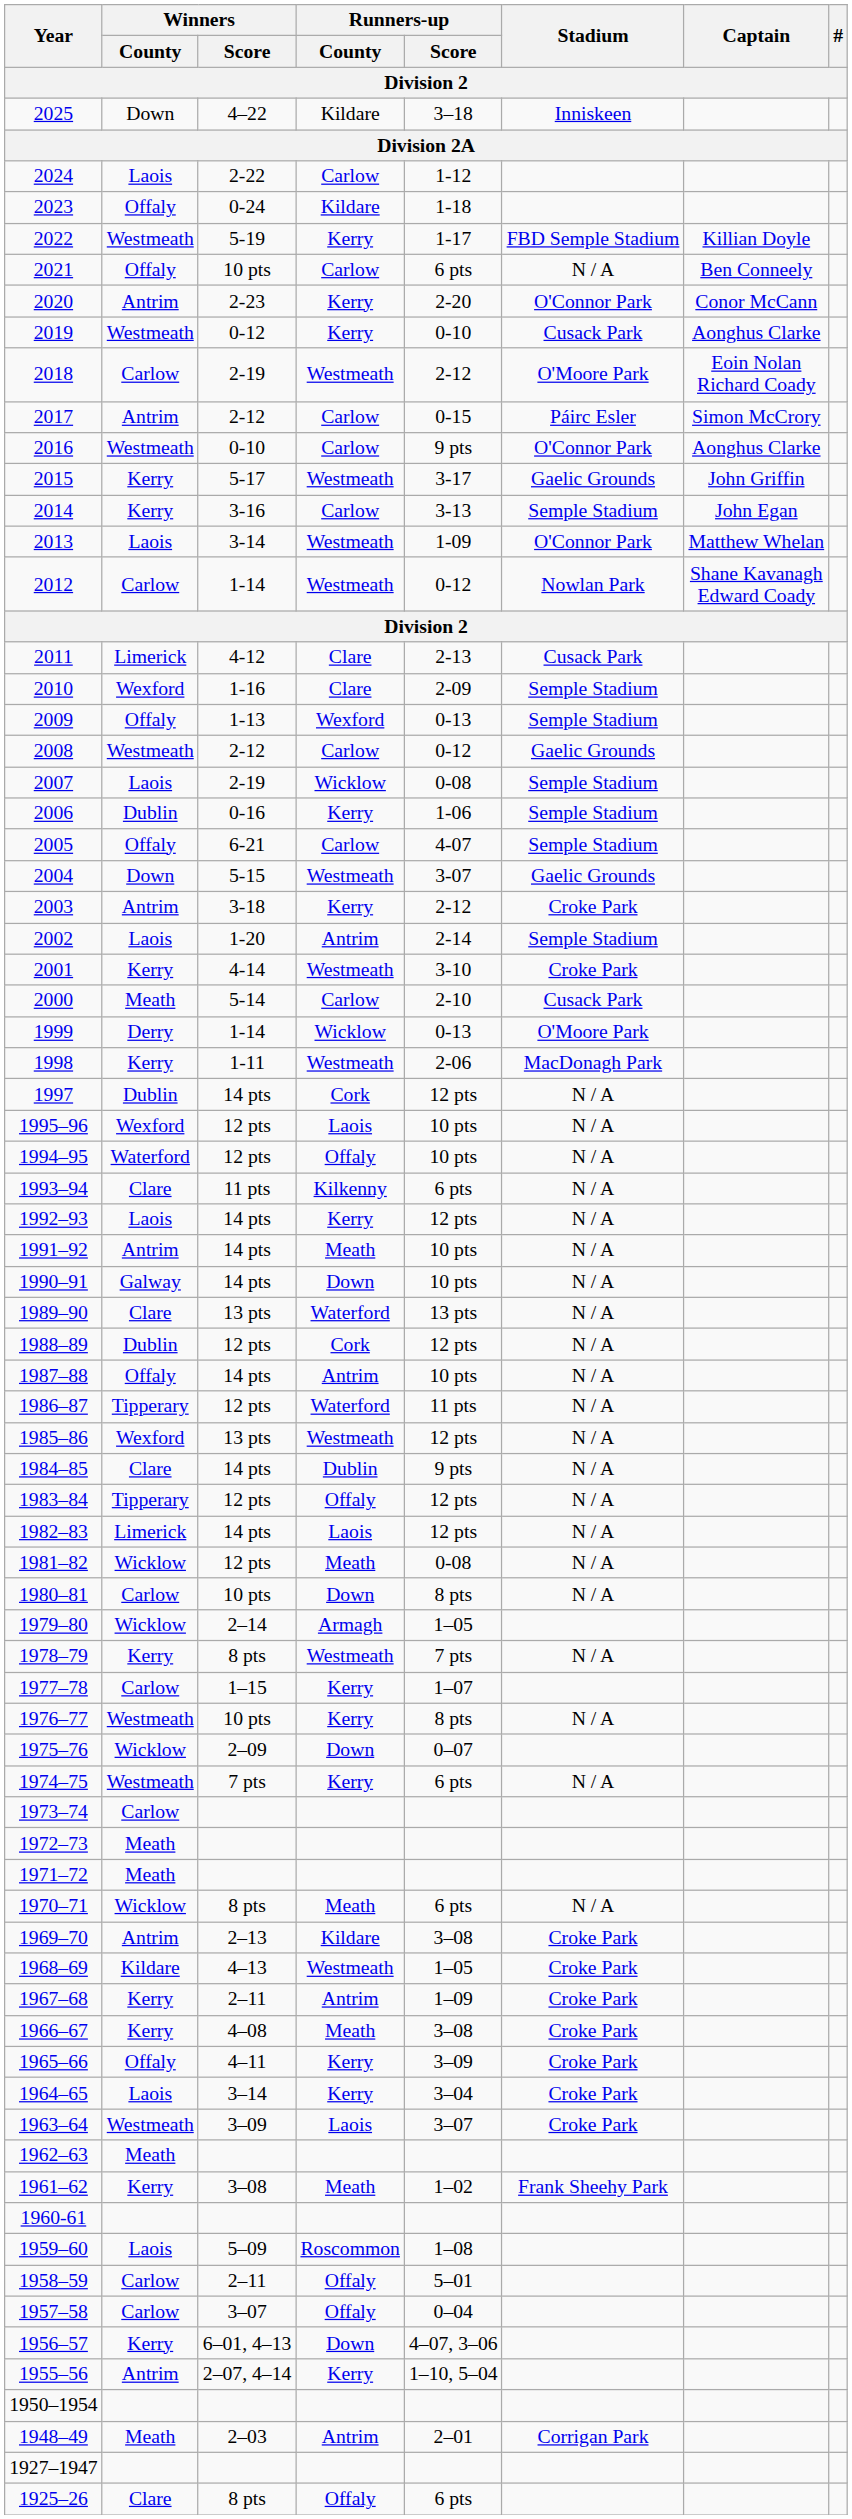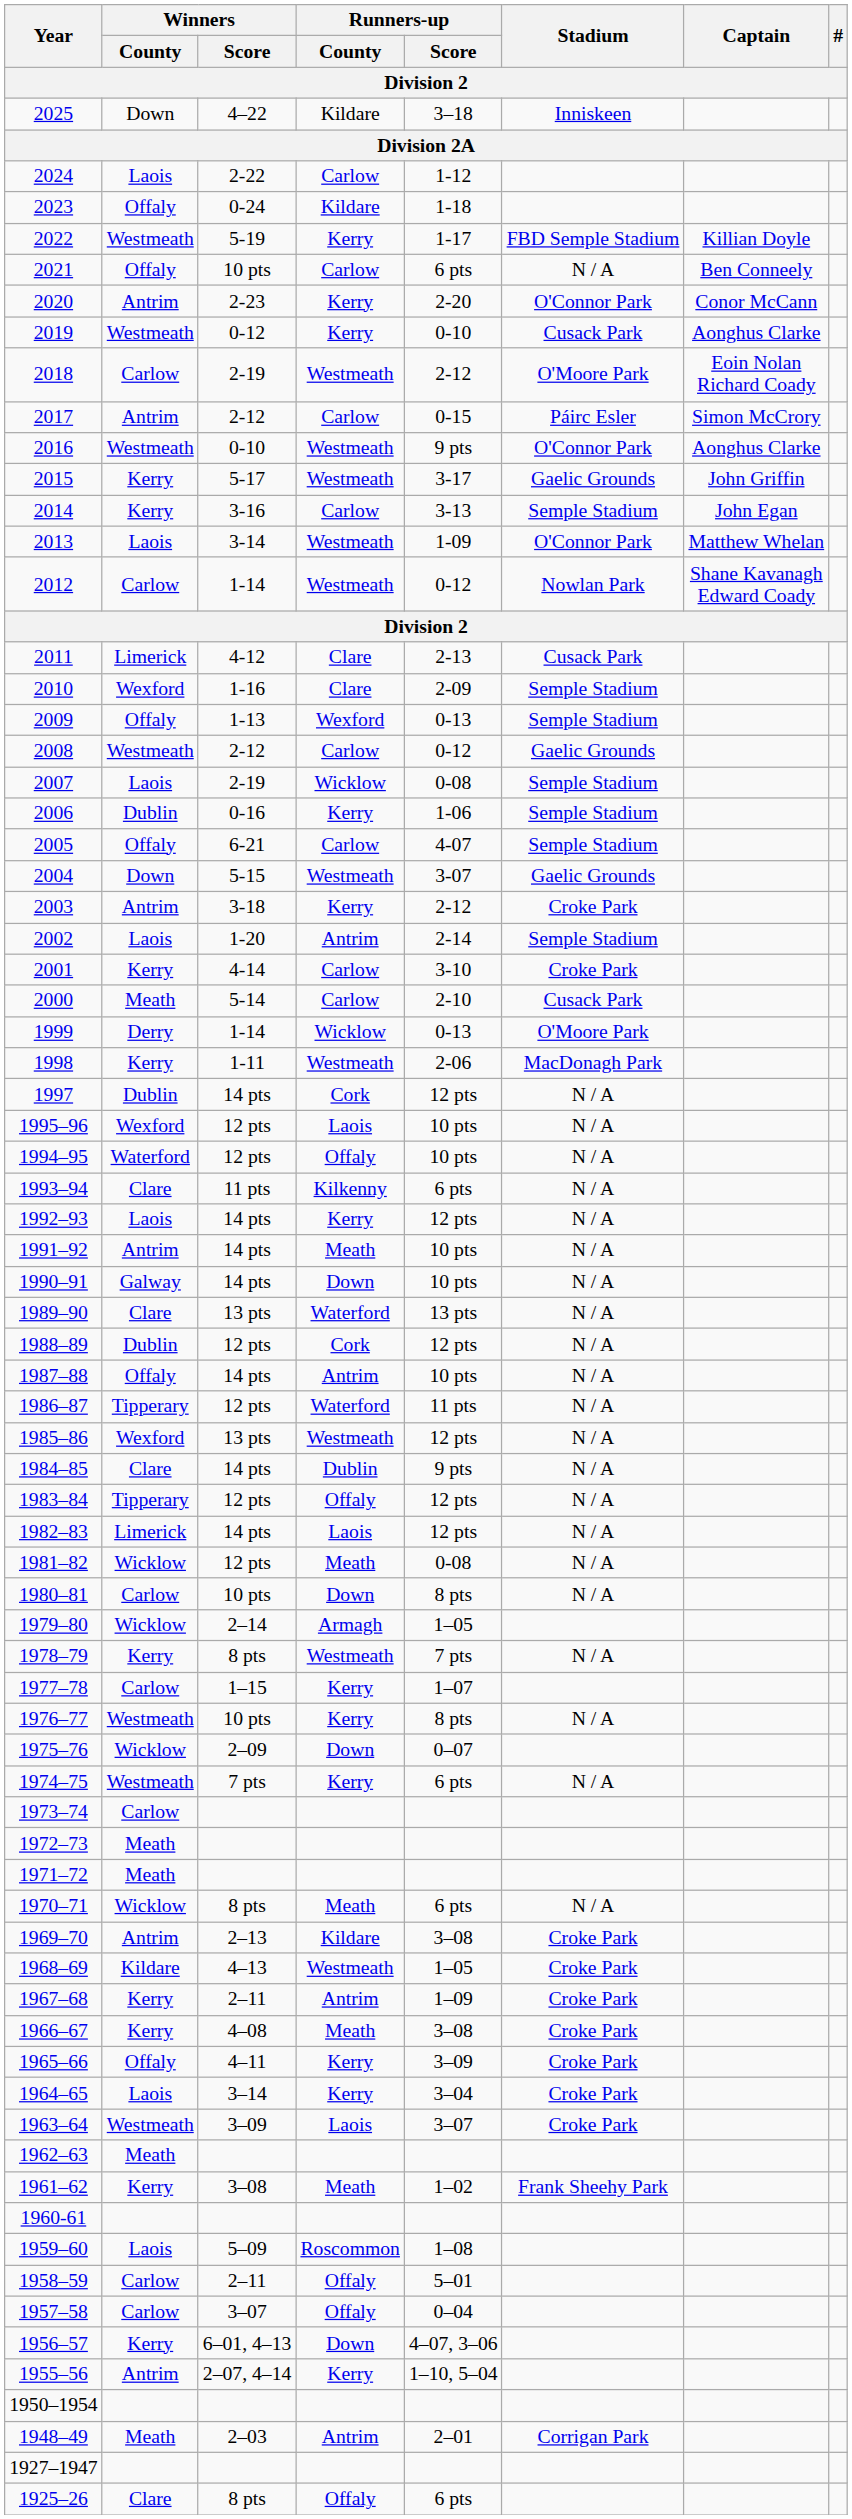(350, 447) Carlow -> (350, 447) Westmeath
(350, 969) Westmeath -> (350, 969) Carlow
